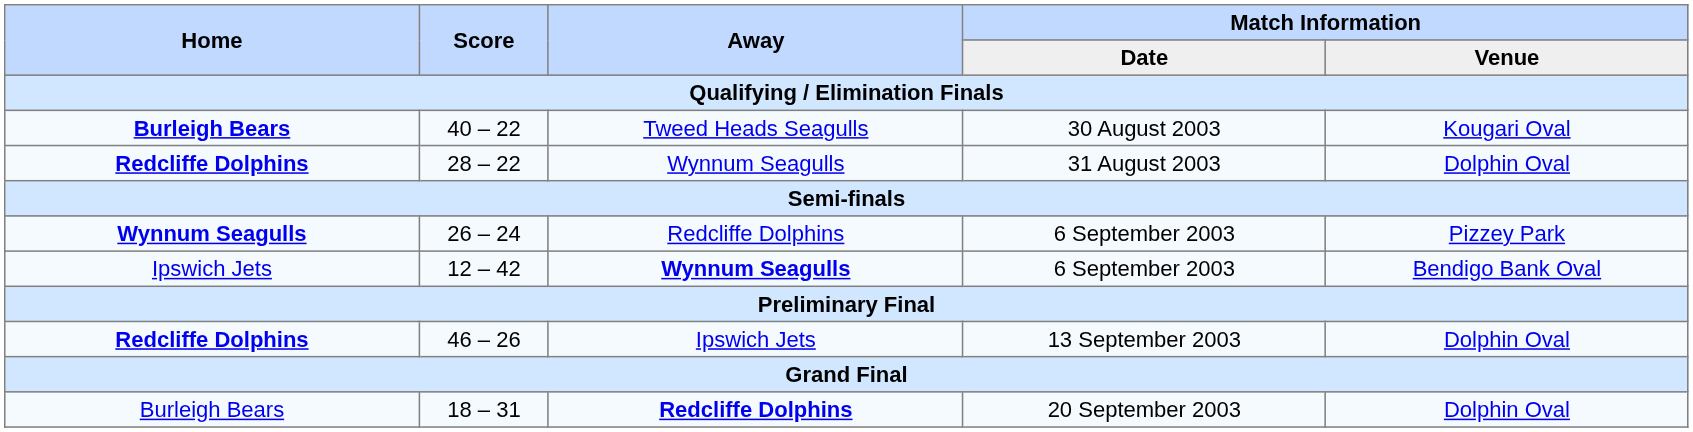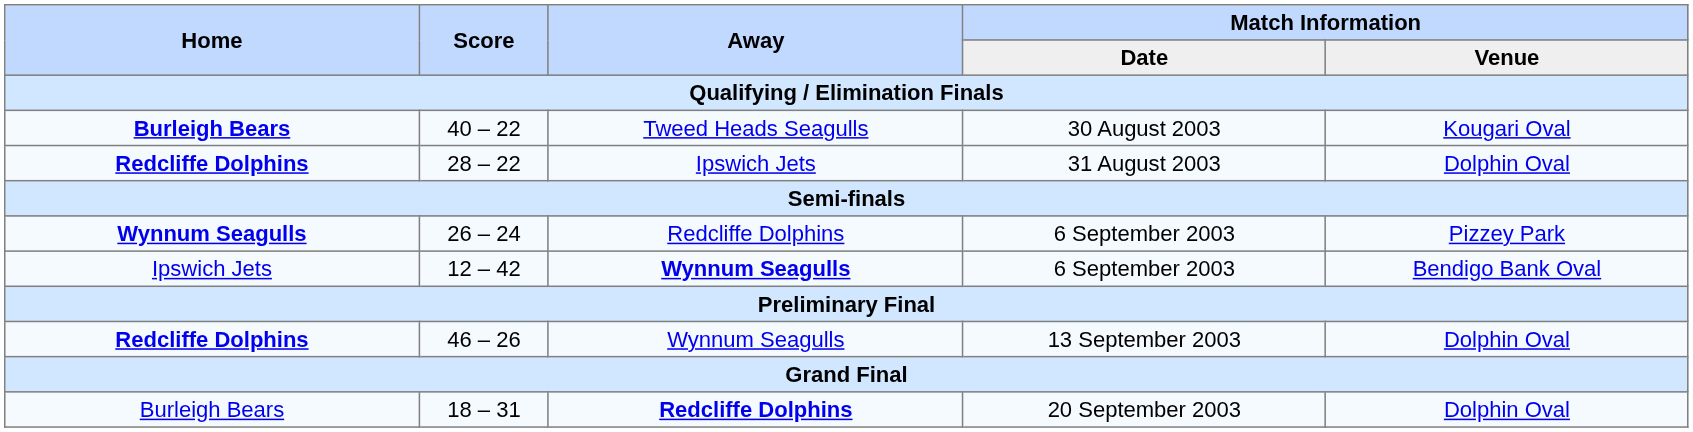(756, 163) Wynnum Seagulls -> (756, 163) Ipswich Jets
(756, 339) Ipswich Jets -> (756, 339) Wynnum Seagulls
